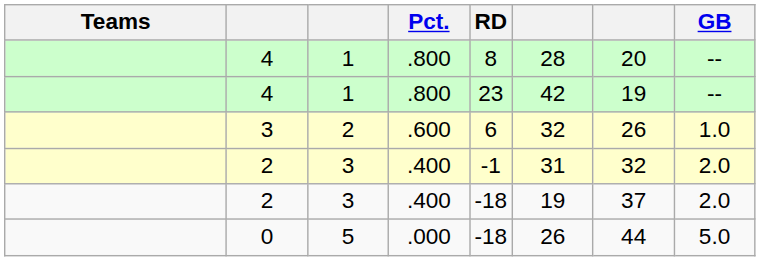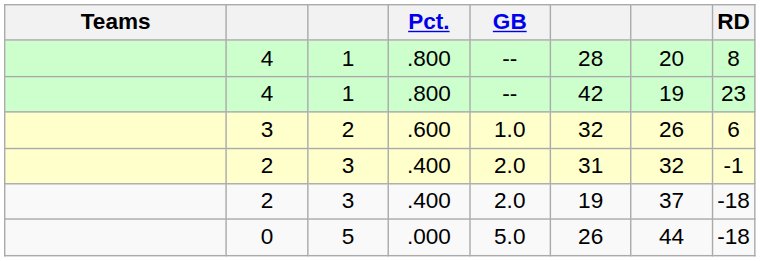columns swapped: (715, 22) <-> (491, 22)
